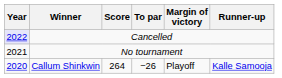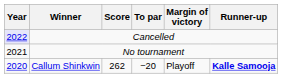(117, 66) 264 -> (117, 66) 262
(148, 66) −26 -> (148, 66) −20
(242, 66) normal -> (244, 66) bold
